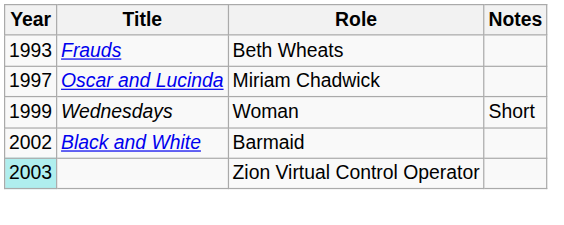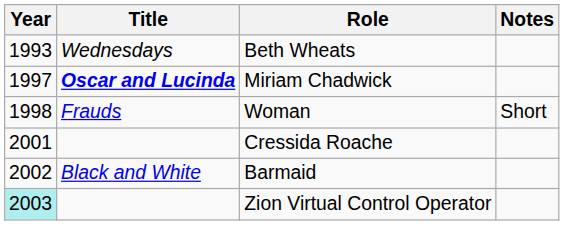(91, 50) Frauds -> (117, 50) Wednesdays
(142, 81) normal -> (148, 81) bold
(31, 111) 1999 -> (31, 111) 1998
(117, 111) Wednesdays -> (91, 111) Frauds
+ row: (319, 142)
